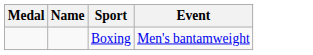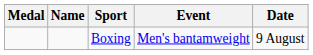+ column: (280, 16)
